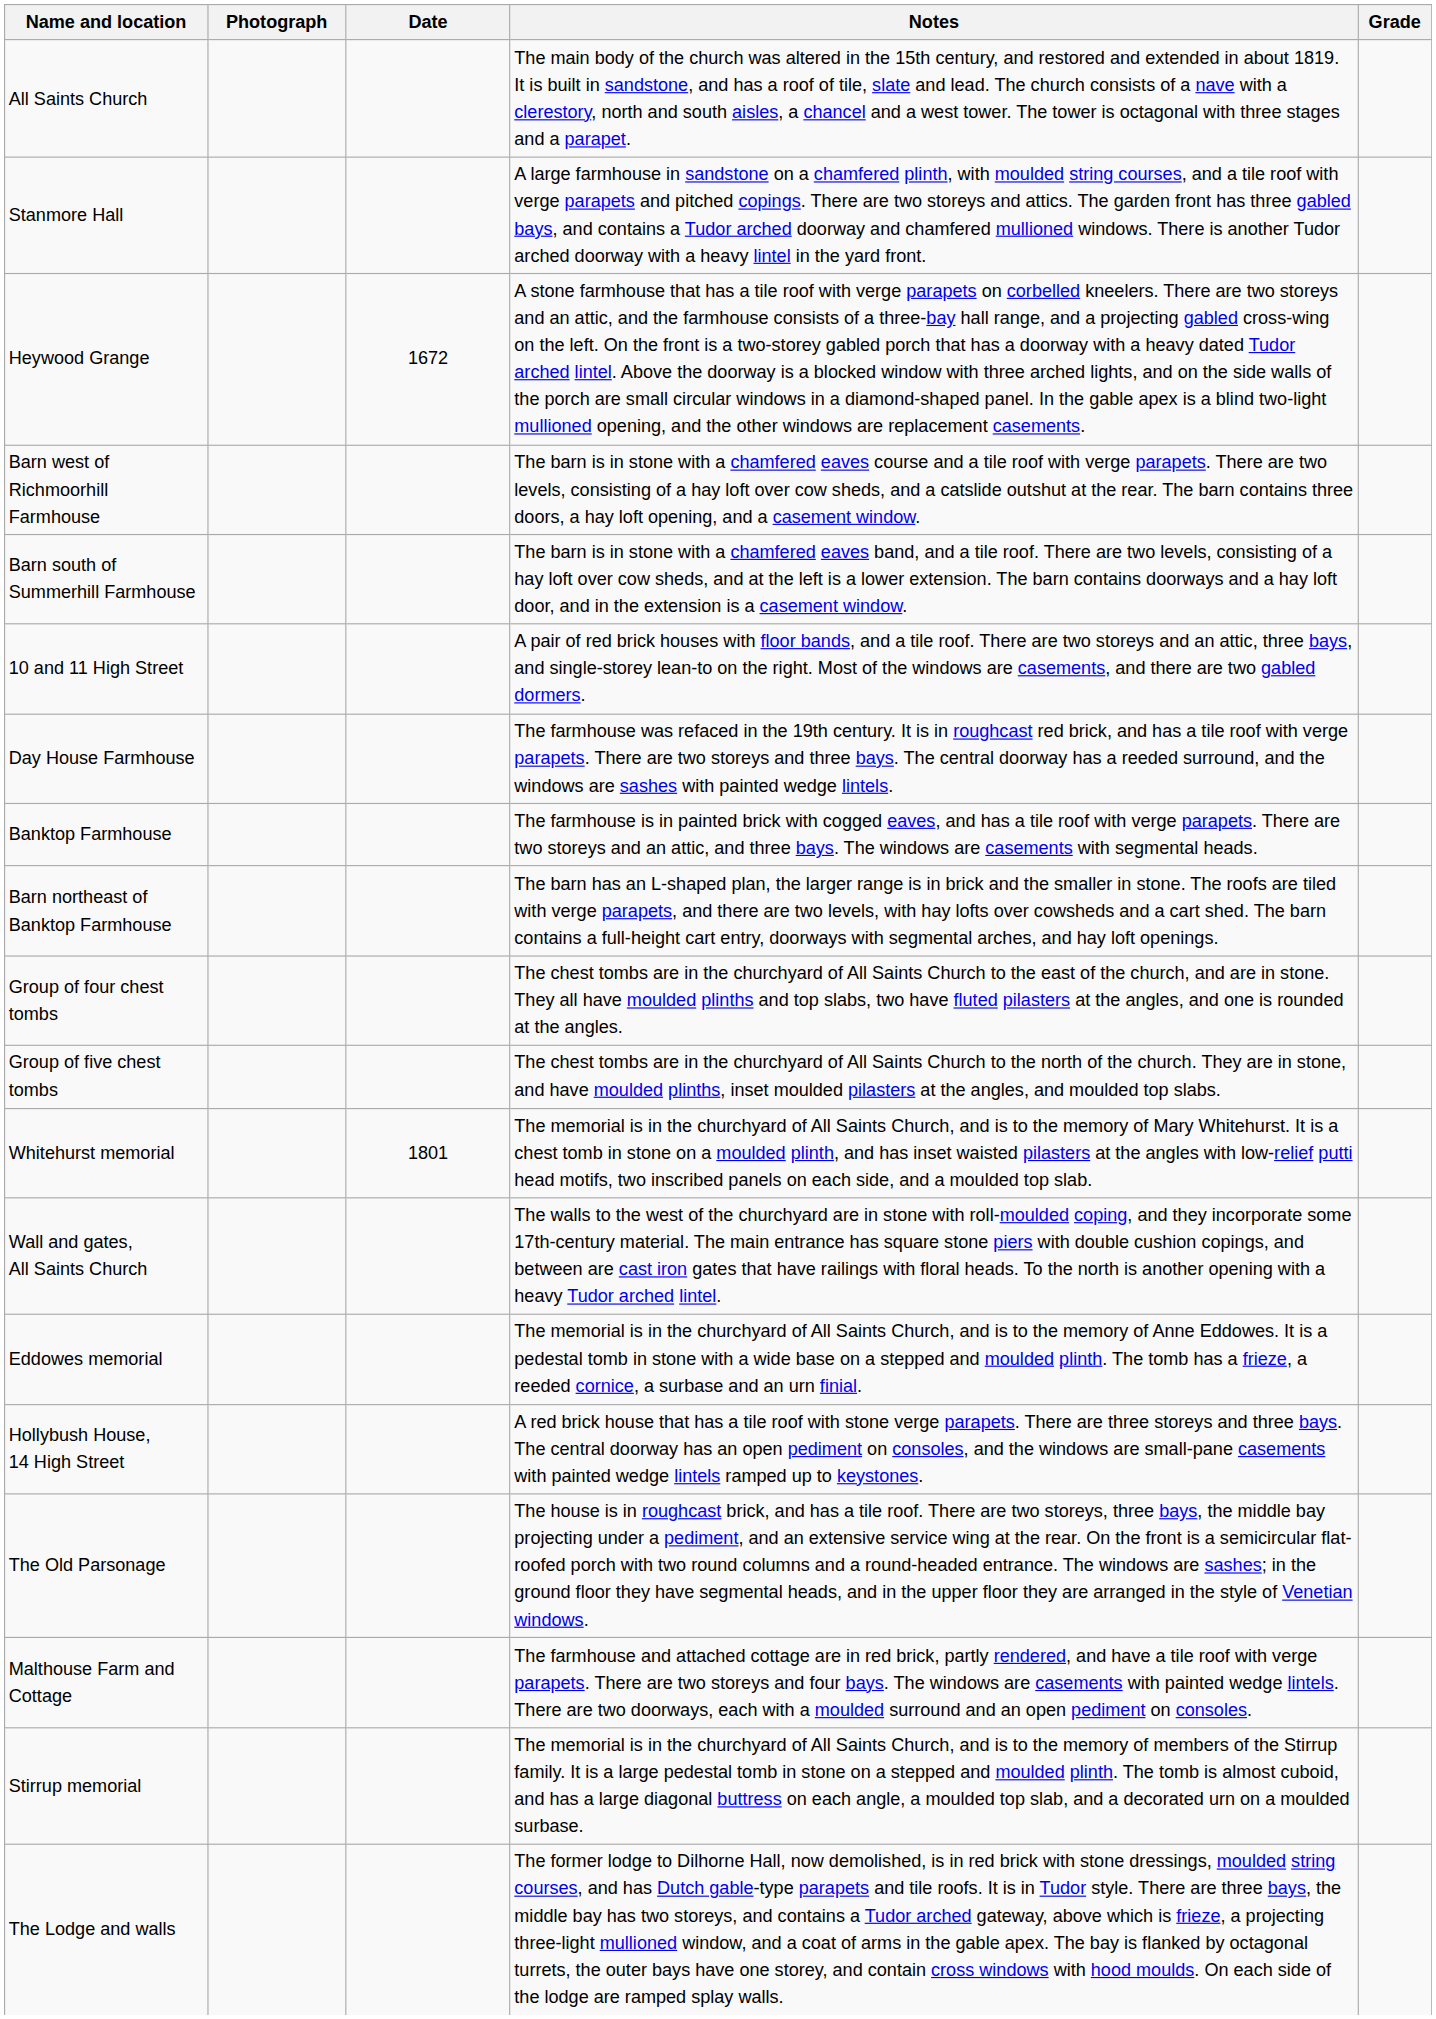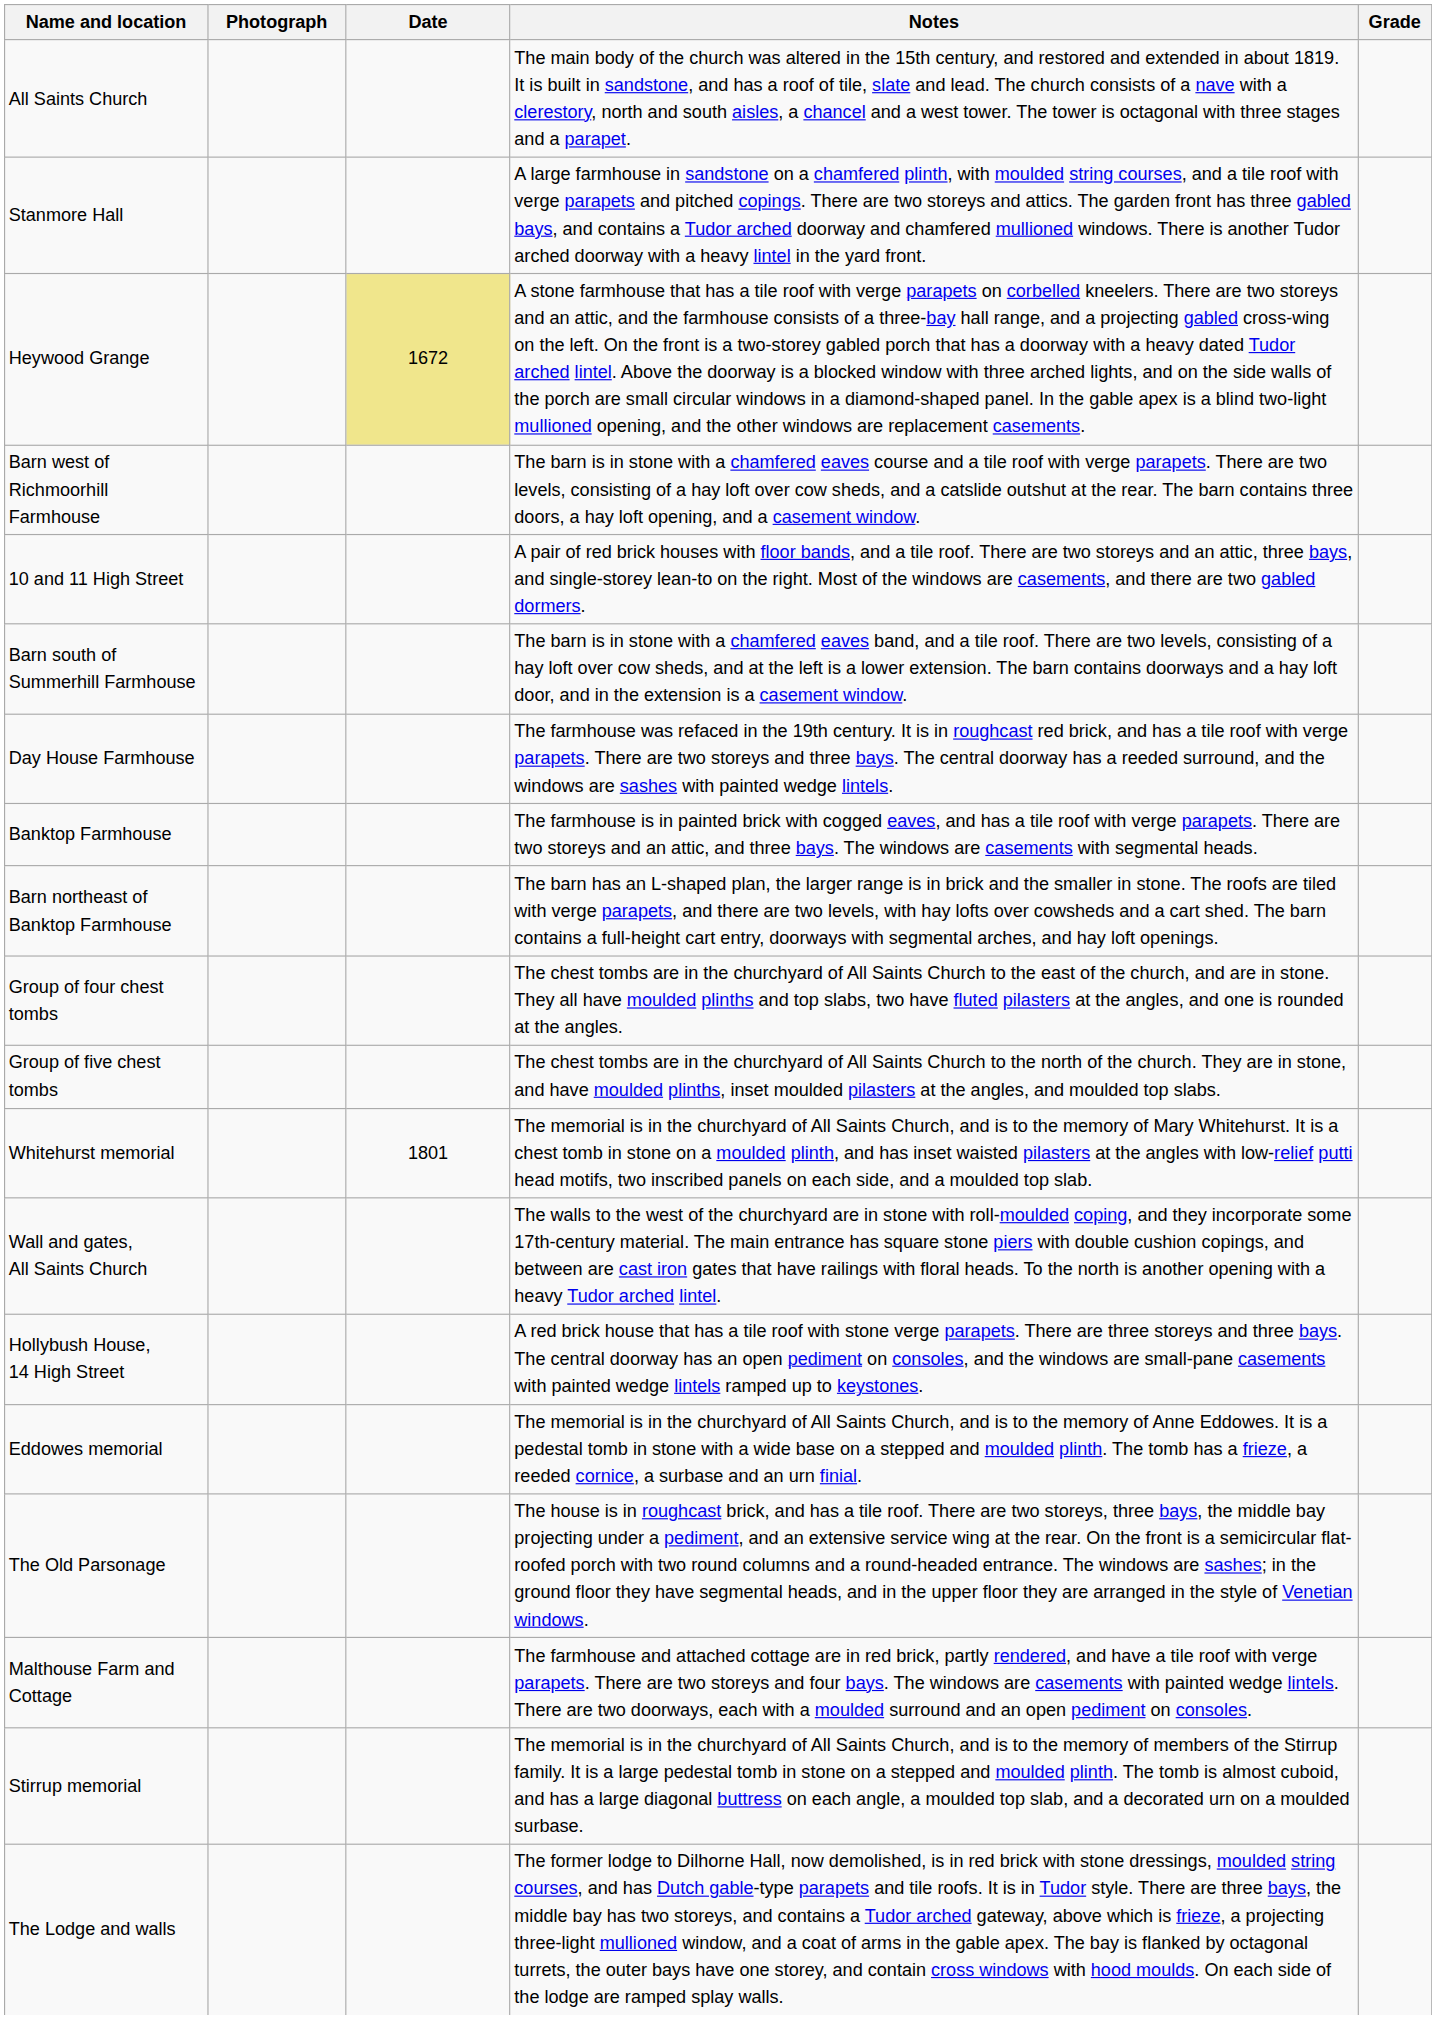(428, 359) no background -> (428, 359) khaki background
rows swapped: (102, 579) <-> (96, 668)
rows swapped: (86, 1359) <-> (80, 1448)
